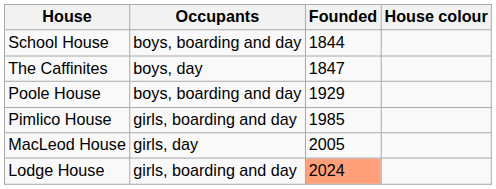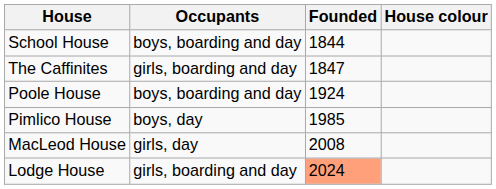(168, 68) boys, day -> (215, 68) girls, boarding and day
(327, 94) 1929 -> (327, 94) 1924
(215, 119) girls, boarding and day -> (168, 119) boys, day
(327, 145) 2005 -> (327, 145) 2008
